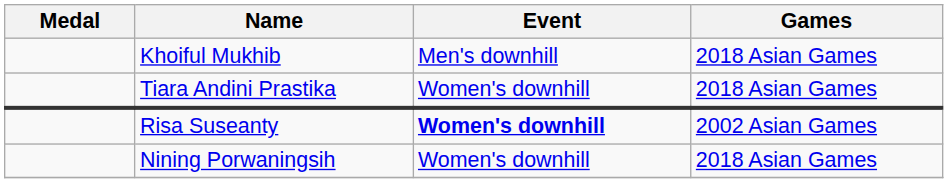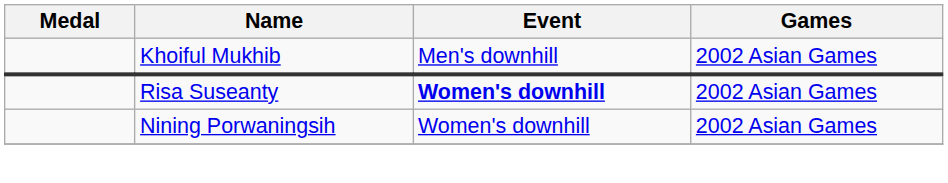(786, 55) 2018 Asian Games -> (786, 55) 2002 Asian Games
- row: (238, 89)
(786, 160) 2018 Asian Games -> (786, 126) 2002 Asian Games
